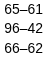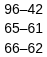rows swapped: (24, 29) <-> (24, 9)
